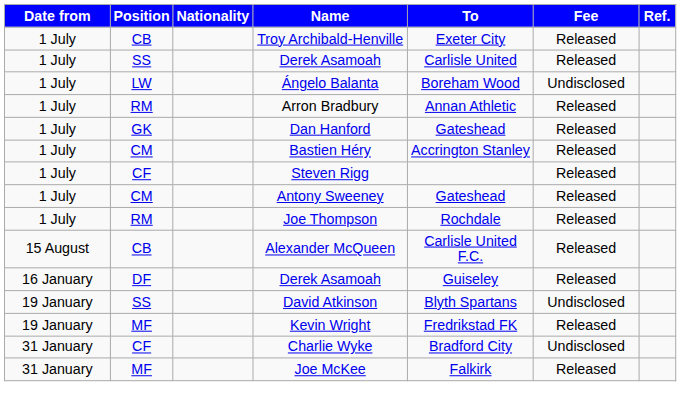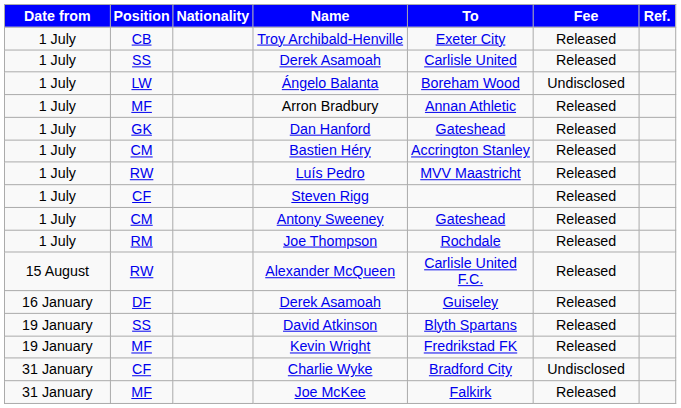(142, 106) RM -> (142, 106) MF
+ row: (57, 174)
(142, 249) CB -> (142, 272) RW
(586, 302) Undisclosed -> (586, 325) Released
